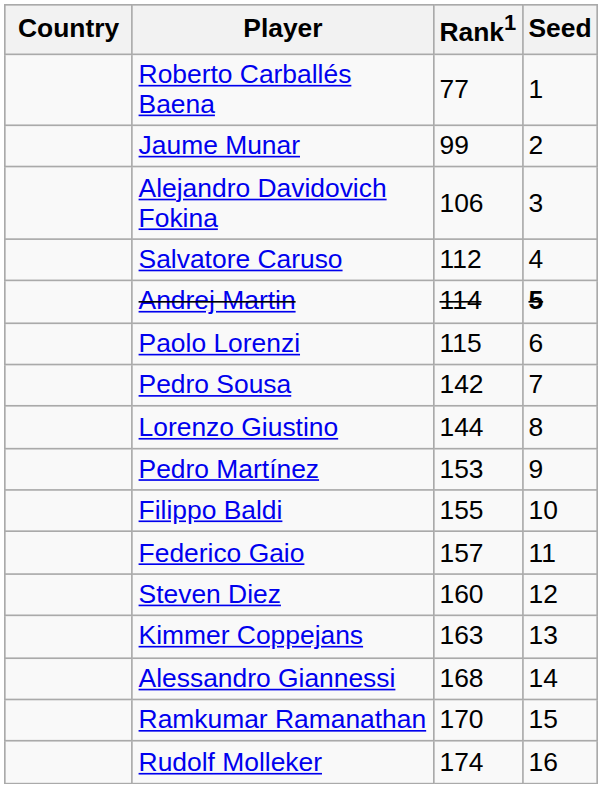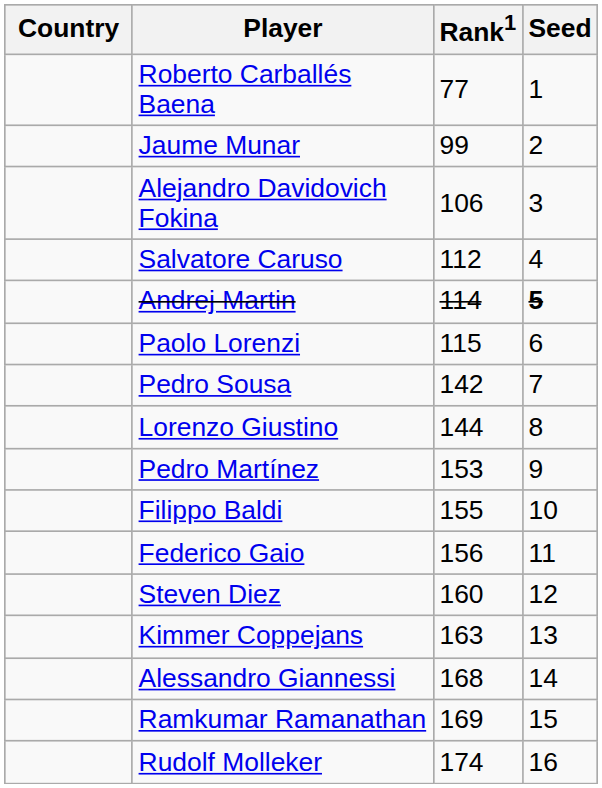(462, 552) 157 -> (462, 552) 156
(462, 720) 170 -> (462, 720) 169
